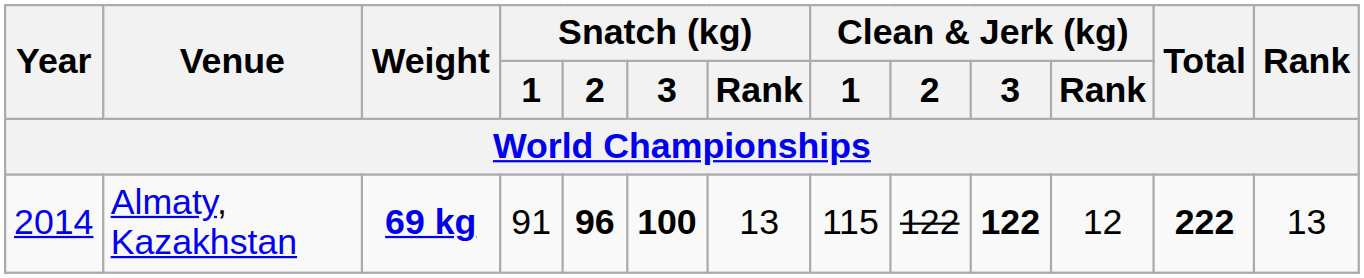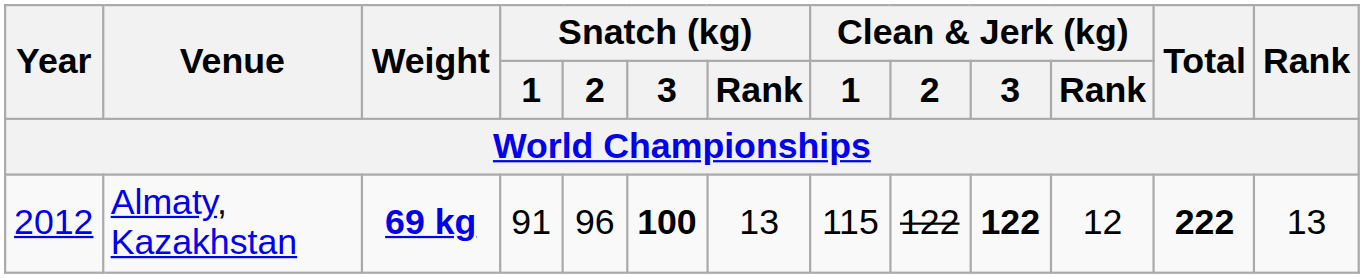(54, 222) 2014 -> (54, 222) 2012
(595, 222) bold -> (595, 222) normal
